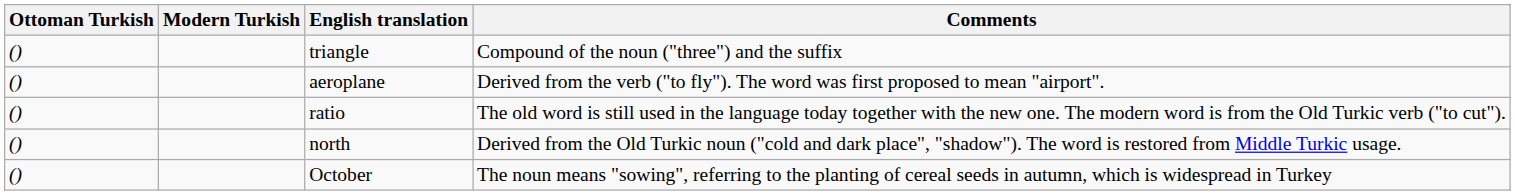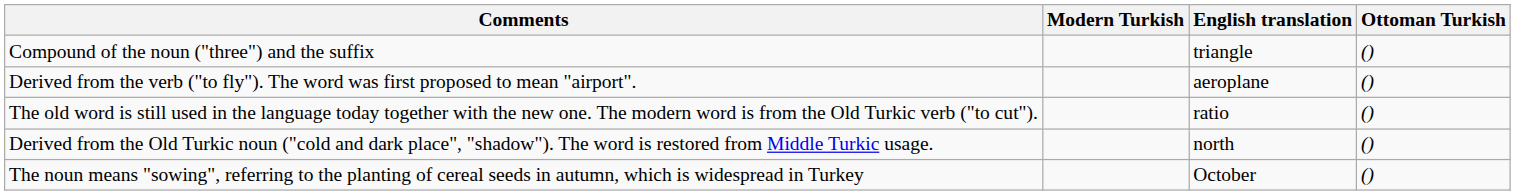columns swapped: (82, 19) <-> (991, 19)
